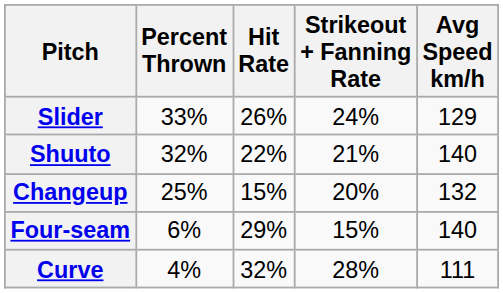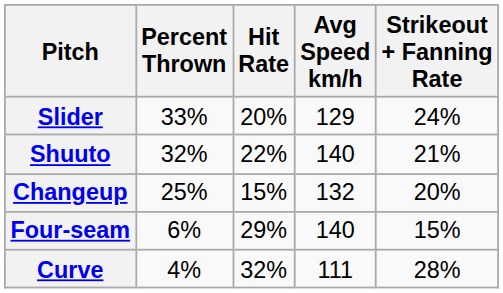columns swapped: (356, 51) <-> (458, 51)
(264, 116) 26% -> (264, 116) 20%
